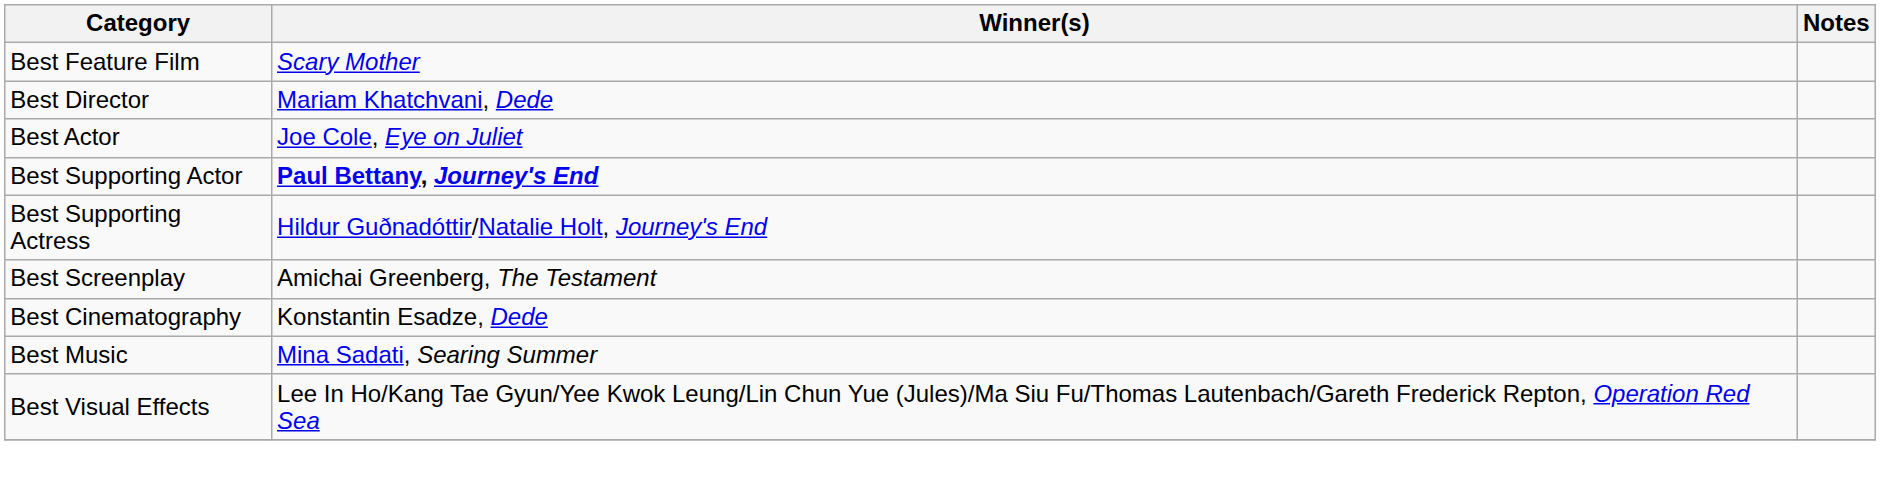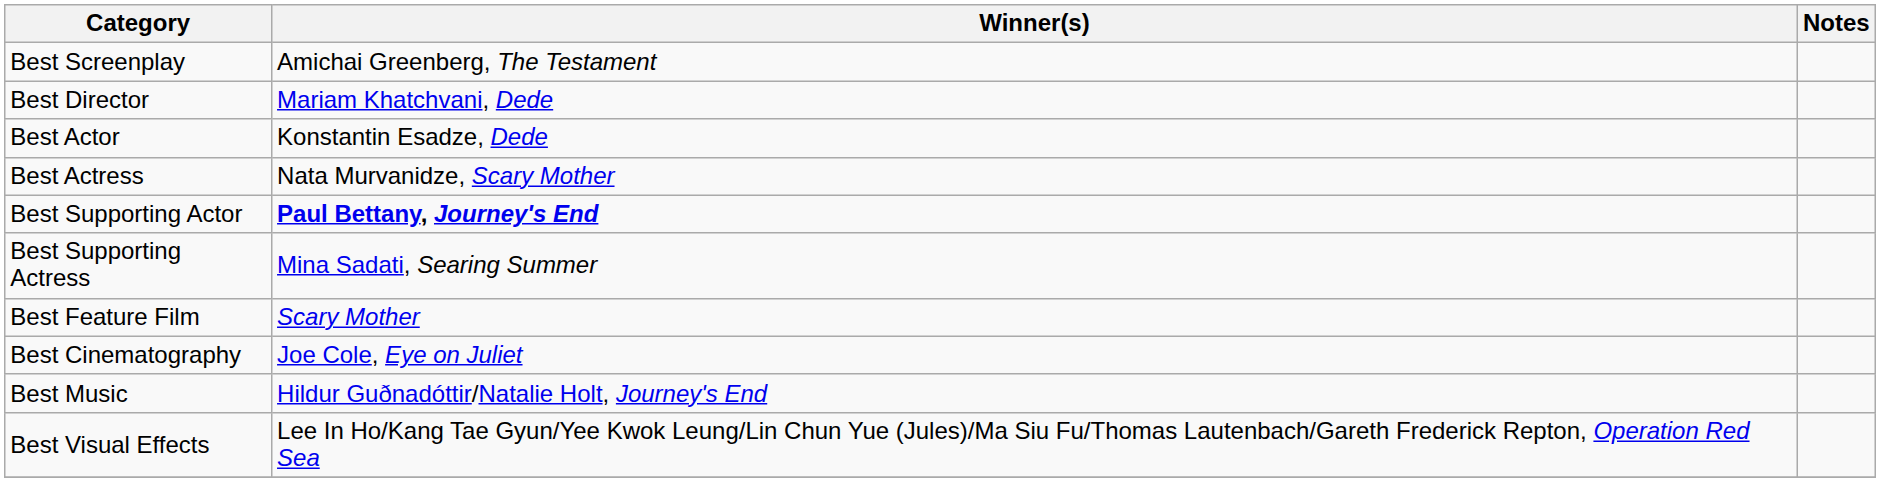rows swapped: (105, 61) <-> (98, 278)
(400, 137) Joe Cole, Eye on Juliet -> (412, 137) Konstantin Esadze, Dede
+ row: (77, 175)
(522, 227) Hildur Guðnadóttir/Natalie Holt, Journey's End -> (437, 265) Mina Sadati, Searing Summer
(412, 316) Konstantin Esadze, Dede -> (400, 355) Joe Cole, Eye on Juliet
(437, 355) Mina Sadati, Searing Summer -> (522, 393) Hildur Guðnadóttir/Natalie Holt, Journey's End
